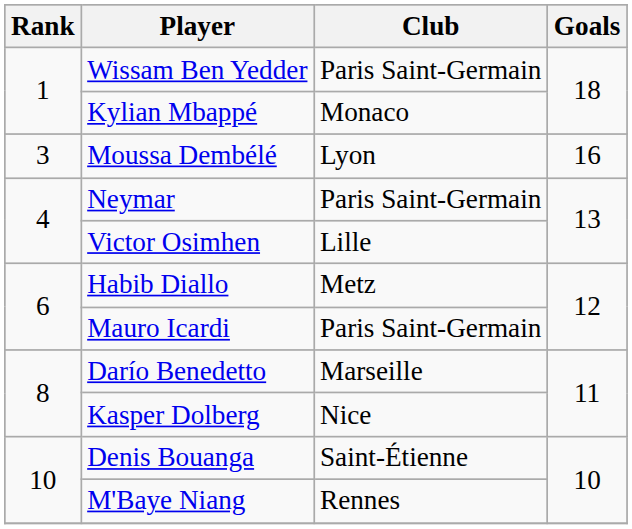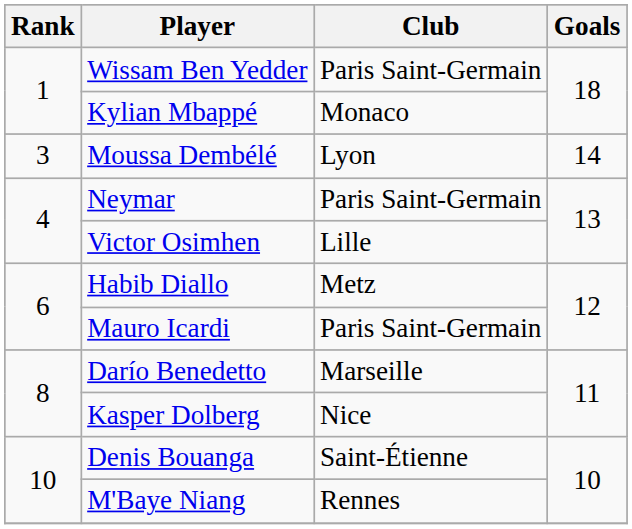(587, 155) 16 -> (587, 155) 14
